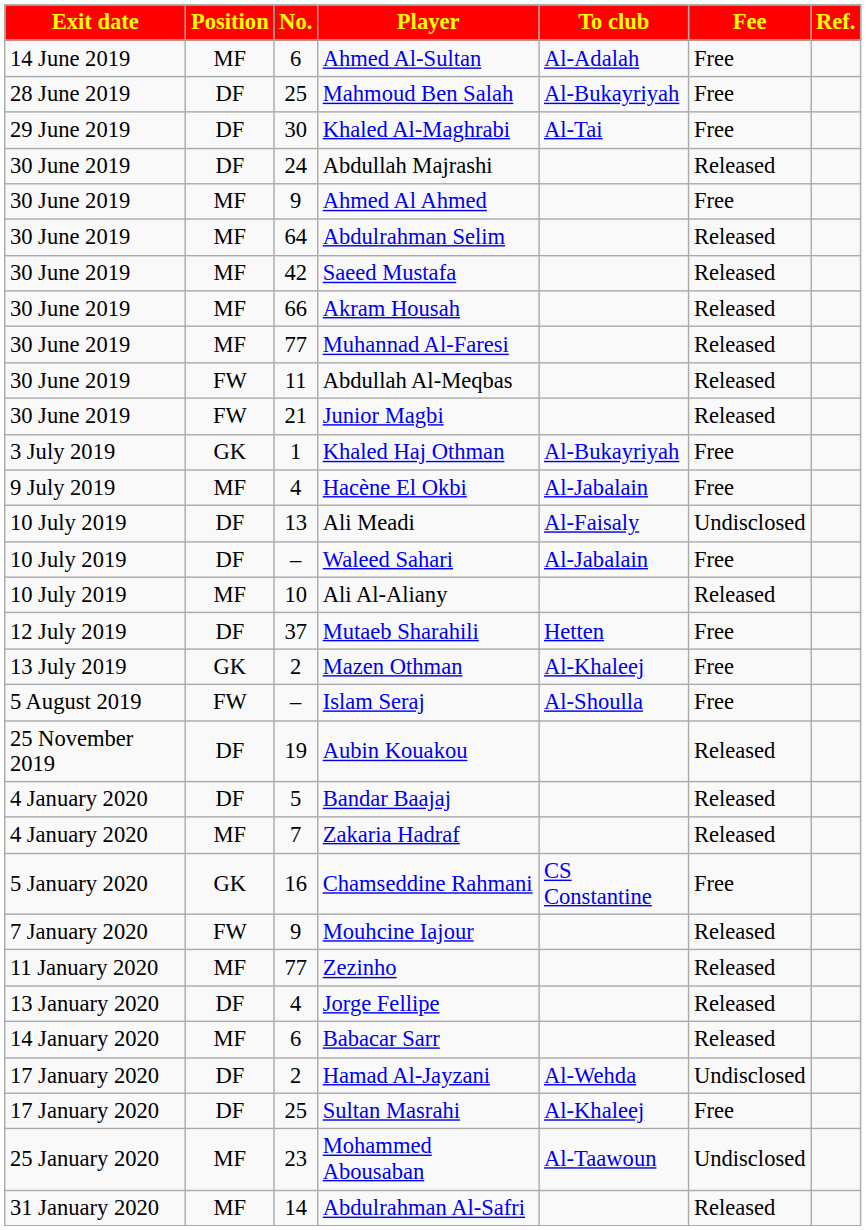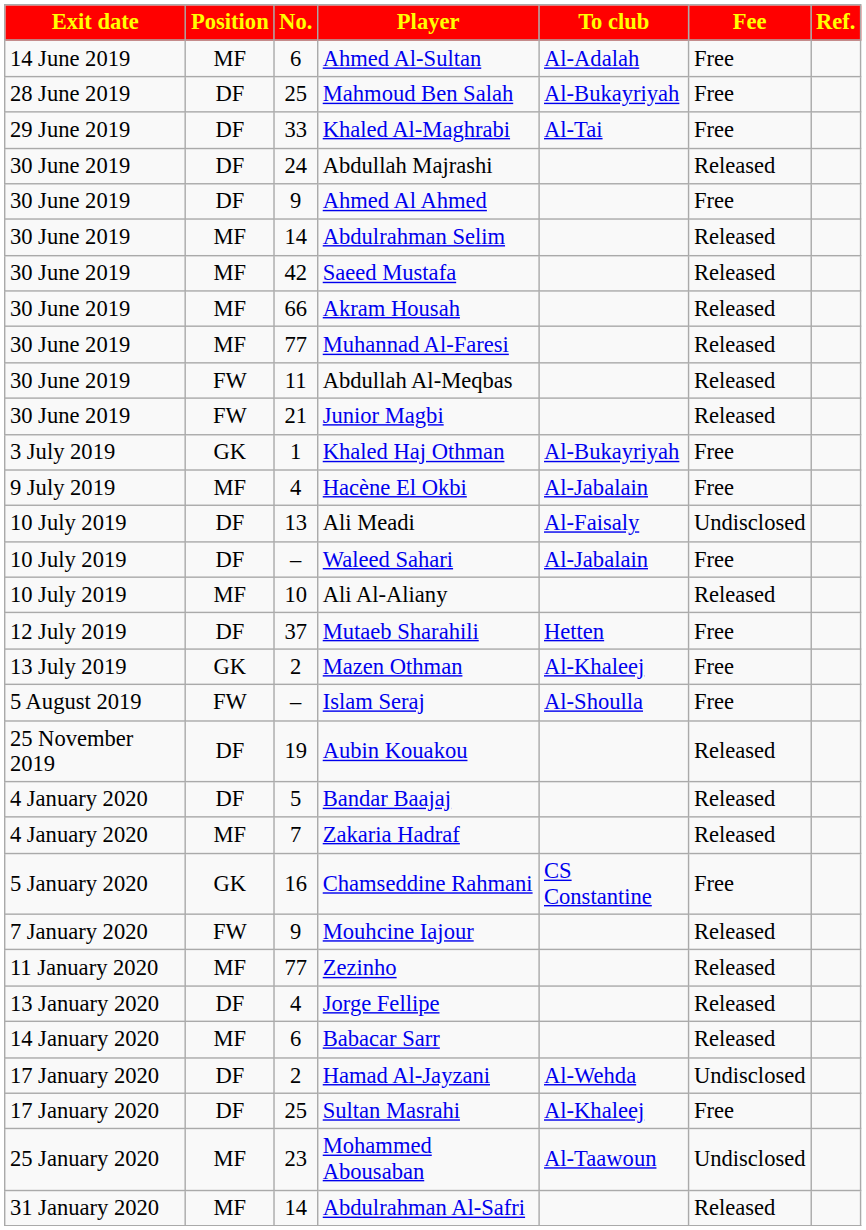(296, 129) 30 -> (296, 129) 33
(230, 201) MF -> (230, 201) DF
(296, 237) 64 -> (296, 237) 14
